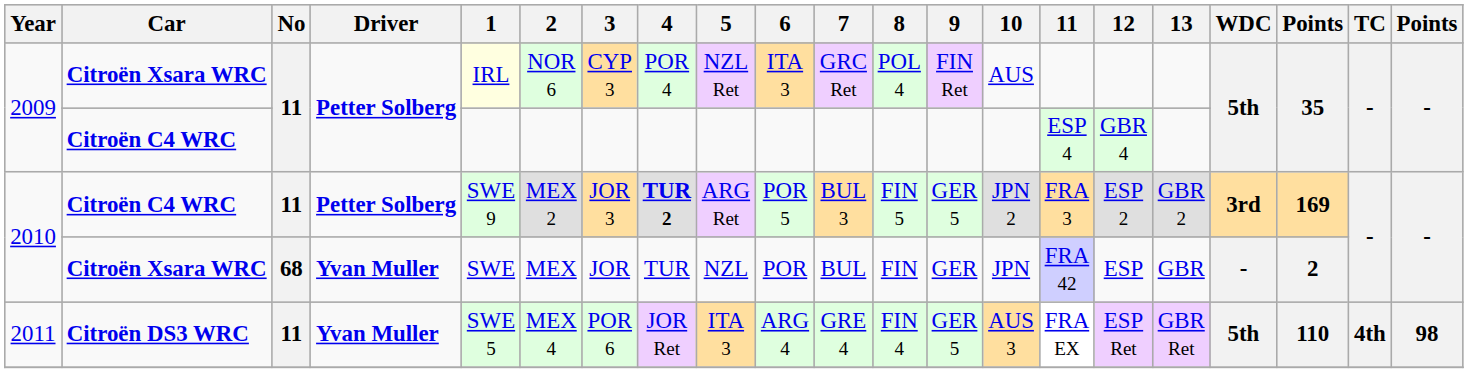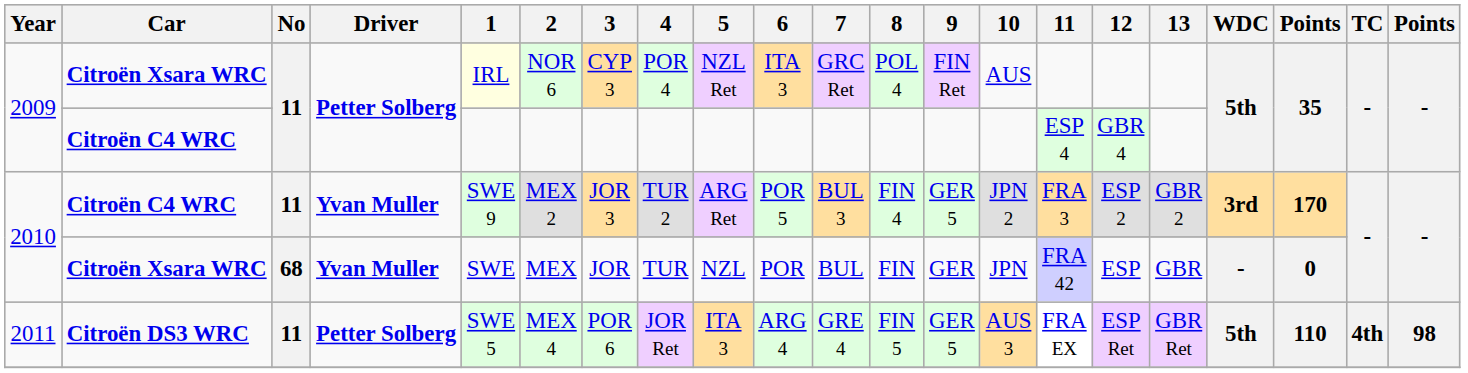(386, 204) Petter Solberg -> (377, 204) Yvan Muller
(667, 204) bold -> (666, 204) normal
(899, 204) FIN 5 -> (897, 204) FIN 4
(1313, 204) 169 -> (1310, 204) 170
(1313, 269) 2 -> (1310, 269) 0
(377, 334) Yvan Muller -> (386, 334) Petter Solberg
(899, 334) FIN 4 -> (897, 334) FIN 5
